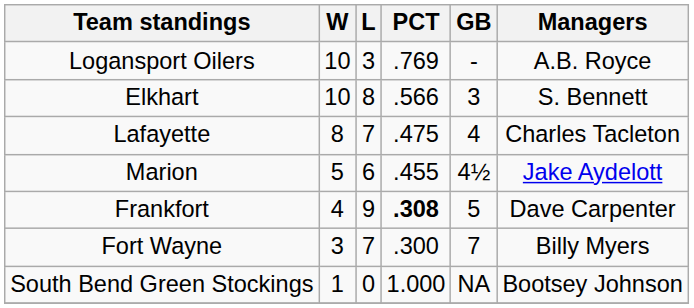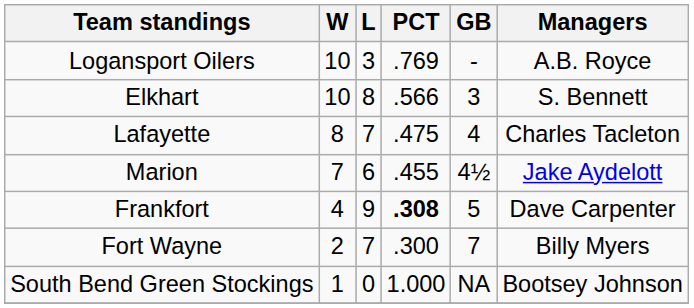(337, 172) 5 -> (337, 172) 7
(337, 246) 3 -> (337, 246) 2
